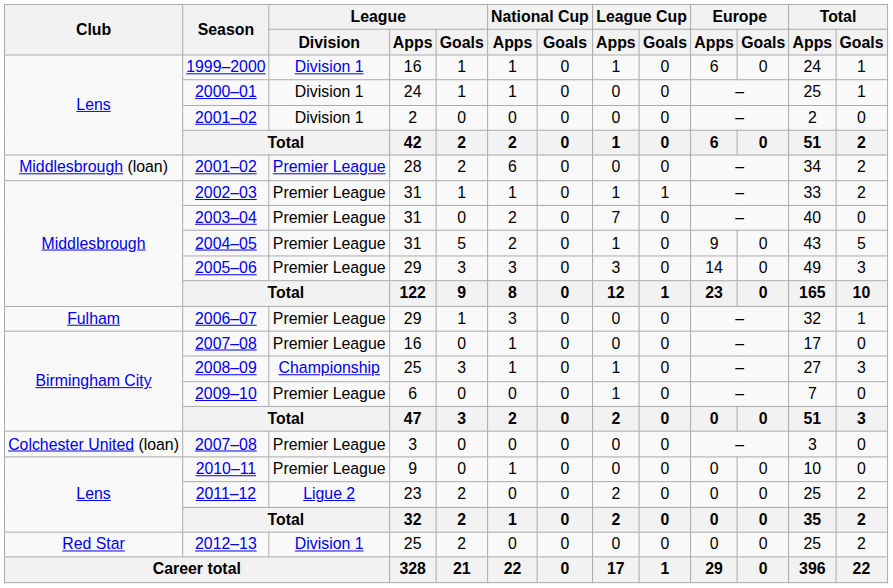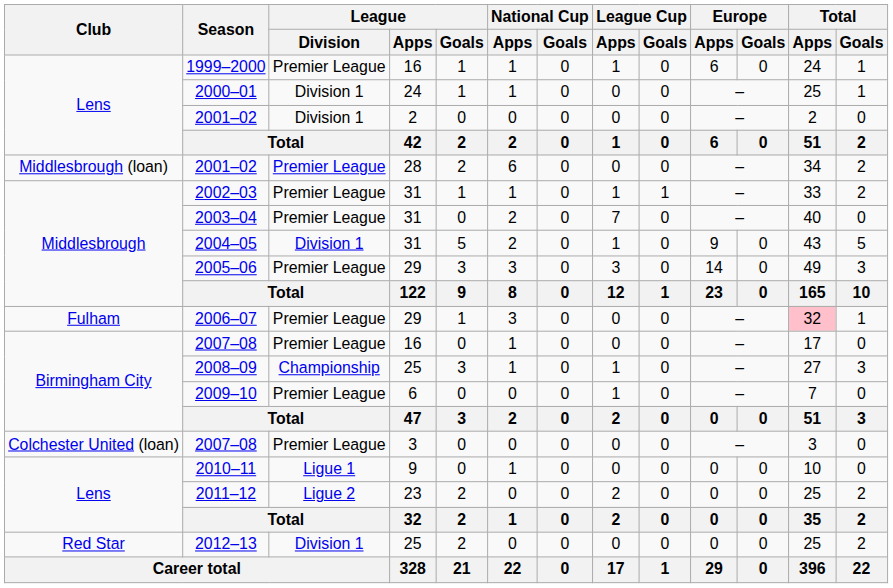(329, 67) Division 1 -> (329, 67) Premier League
(329, 243) Premier League -> (329, 243) Division 1
(812, 318) no background -> (812, 318) pink background
(329, 469) Premier League -> (329, 469) Ligue 1
